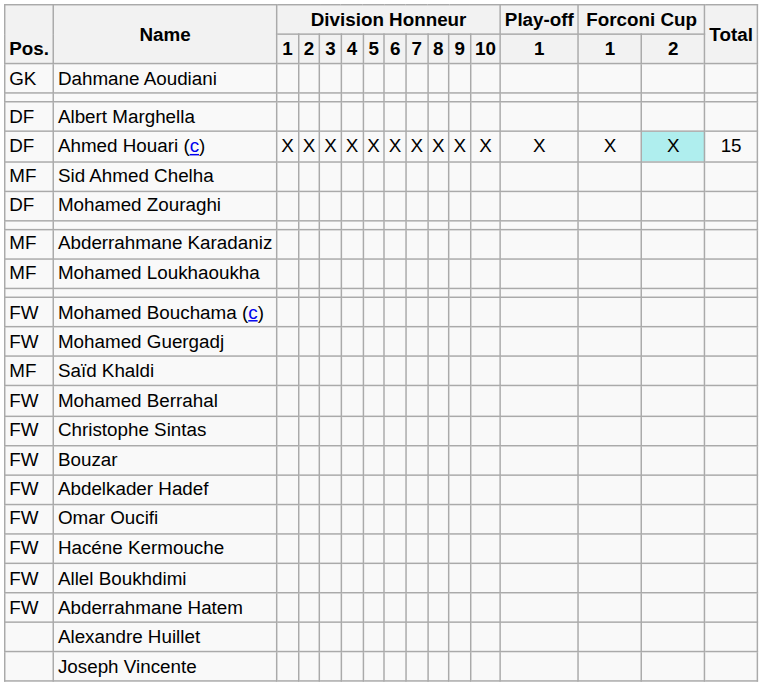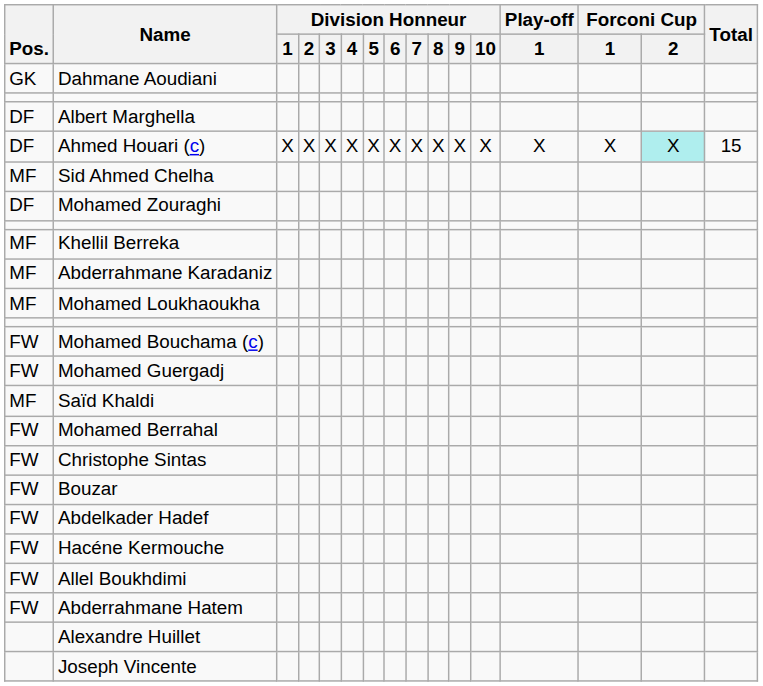+ row: (23, 243)
- row: (24, 518)
